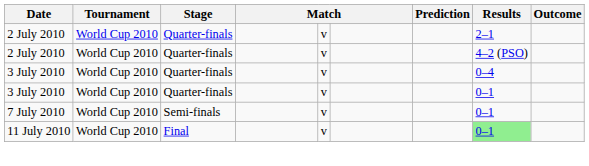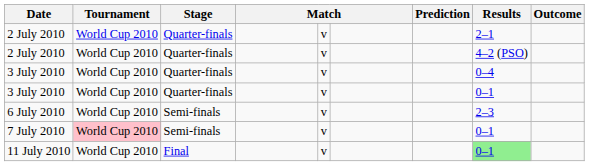+ row: (36, 111)
(117, 111) no background -> (117, 131) pink background
